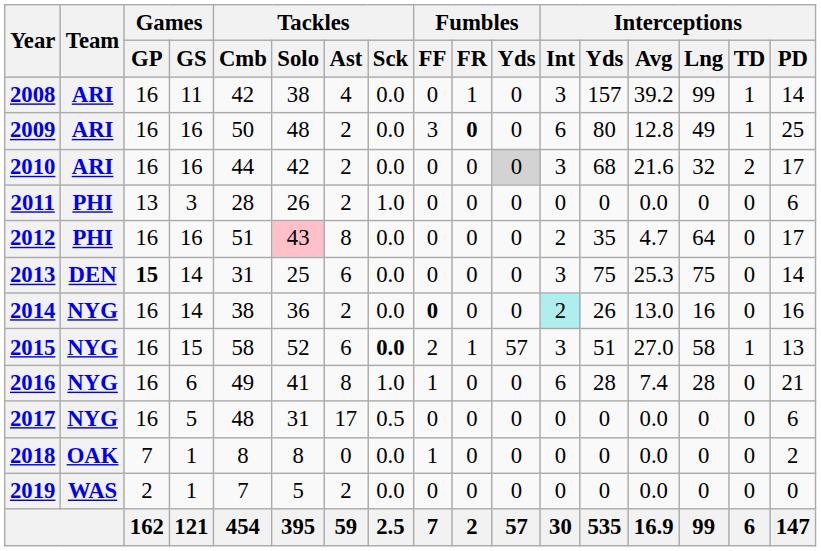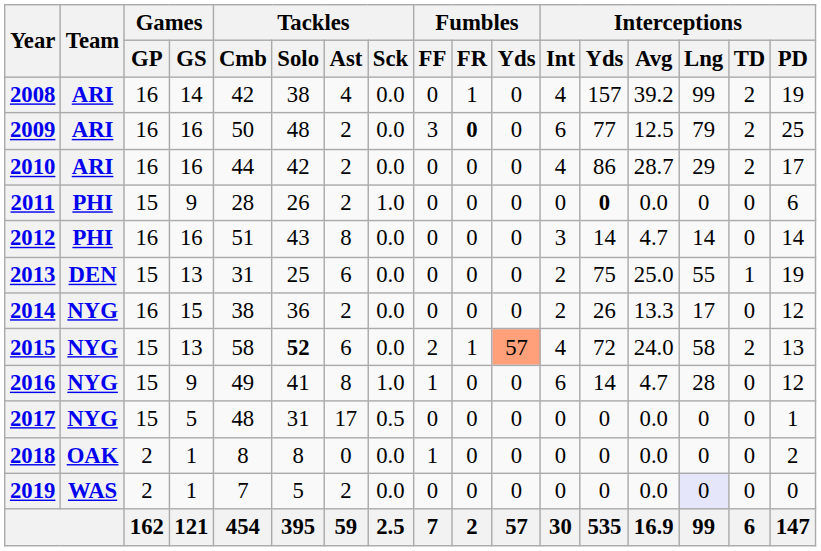(191, 94) 11 -> (191, 94) 14
(560, 94) 3 -> (560, 94) 4
(749, 94) 1 -> (749, 94) 2
(793, 94) 14 -> (793, 94) 19
(604, 130) 80 -> (604, 130) 77
(654, 130) 12.8 -> (654, 130) 12.5
(704, 130) 49 -> (704, 130) 79
(749, 130) 1 -> (749, 130) 2
(517, 166) lightgrey background -> (517, 166) no background
(560, 166) 3 -> (560, 166) 4
(604, 166) 68 -> (604, 166) 86
(654, 166) 21.6 -> (654, 166) 28.7
(704, 166) 32 -> (704, 166) 29
(147, 202) 13 -> (147, 202) 15
(191, 202) 3 -> (191, 202) 9
(604, 202) normal -> (604, 202) bold
(298, 238) pink background -> (298, 238) no background
(560, 238) 2 -> (560, 238) 3
(604, 238) 35 -> (604, 238) 14
(704, 238) 64 -> (704, 238) 14
(793, 238) 17 -> (793, 238) 14
(147, 274) bold -> (147, 274) normal
(191, 274) 14 -> (191, 274) 13
(560, 274) 3 -> (560, 274) 2
(654, 274) 25.3 -> (654, 274) 25.0
(704, 274) 75 -> (704, 274) 55
(749, 274) 0 -> (749, 274) 1
(793, 274) 14 -> (793, 274) 19
(191, 310) 14 -> (191, 310) 15
(432, 310) bold -> (432, 310) normal
(560, 310) paleturquoise background -> (560, 310) no background
(654, 310) 13.0 -> (654, 310) 13.3
(704, 310) 16 -> (704, 310) 17
(793, 310) 16 -> (793, 310) 12
(147, 346) 16 -> (147, 346) 15
(191, 346) 15 -> (191, 346) 13
(298, 346) normal -> (298, 346) bold
(390, 346) bold -> (390, 346) normal
(517, 346) no background -> (517, 346) lightsalmon background
(560, 346) 3 -> (560, 346) 4
(604, 346) 51 -> (604, 346) 72
(654, 346) 27.0 -> (654, 346) 24.0
(749, 346) 1 -> (749, 346) 2
(147, 382) 16 -> (147, 382) 15
(191, 382) 6 -> (191, 382) 9
(604, 382) 28 -> (604, 382) 14
(654, 382) 7.4 -> (654, 382) 4.7
(793, 382) 21 -> (793, 382) 12
(147, 418) 16 -> (147, 418) 15
(793, 418) 6 -> (793, 418) 1
(147, 454) 7 -> (147, 454) 2
(704, 490) no background -> (704, 490) lavender background
